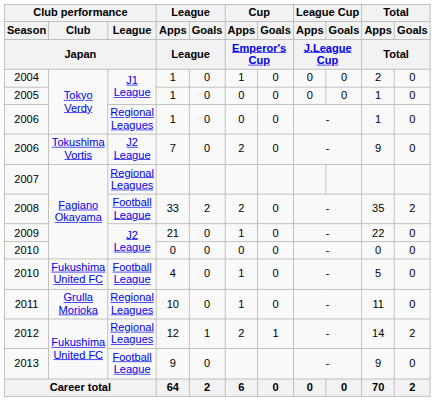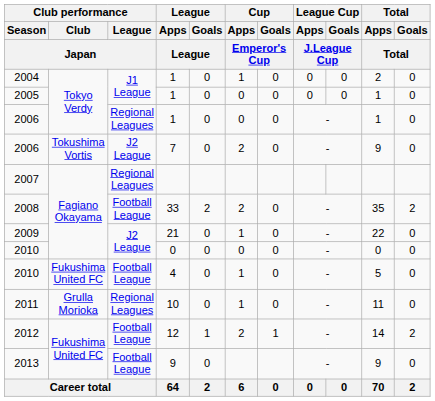(132, 334) Regional Leagues -> (132, 334) Football League
